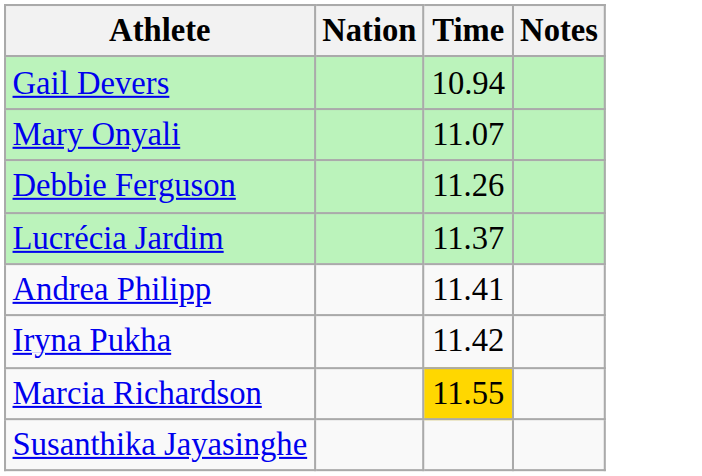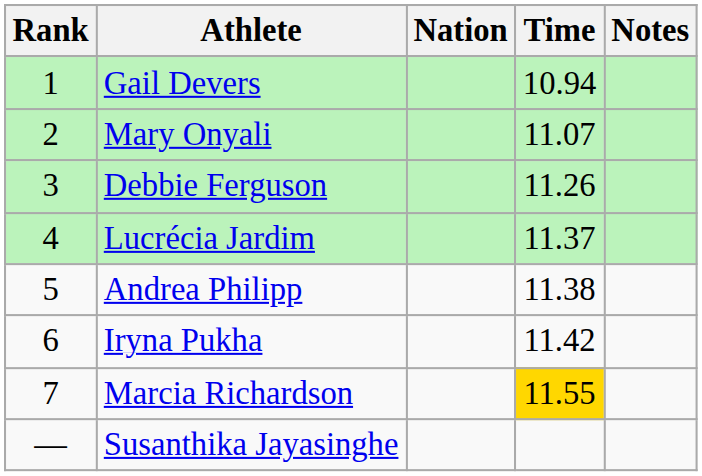+ column: (51, 30)
(468, 289) 11.41 -> (560, 289) 11.38
